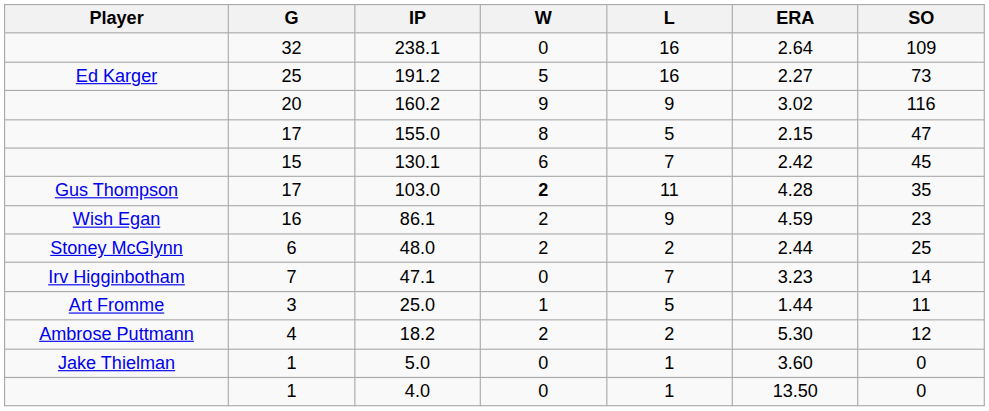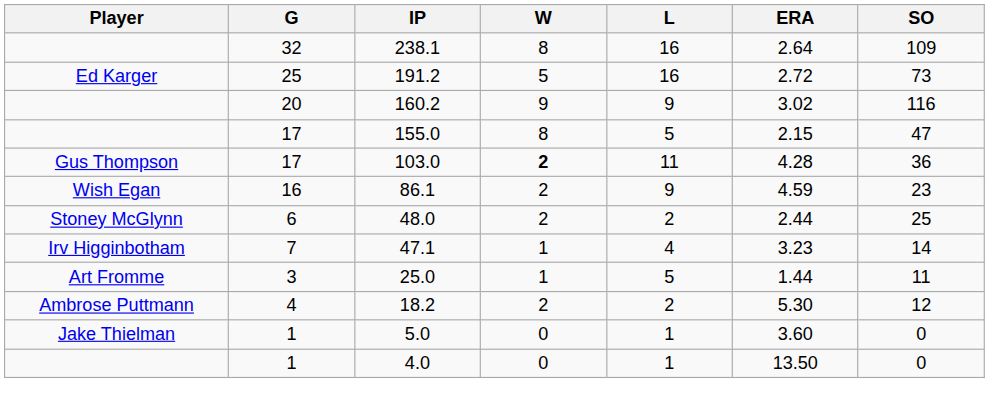(543, 47) 0 -> (543, 47) 8
(795, 76) 2.27 -> (795, 76) 2.72
- row: (417, 162)
(921, 190) 35 -> (921, 162) 36
(543, 276) 0 -> (543, 248) 1
(669, 276) 7 -> (669, 248) 4
